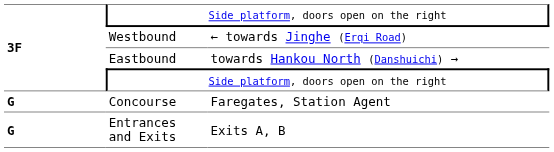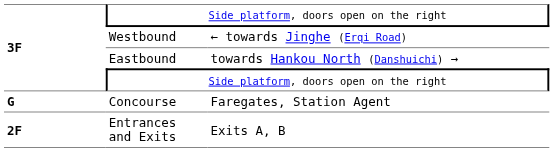(11, 130) G -> (14, 130) 2F
